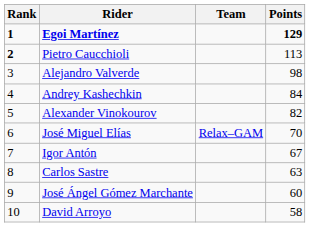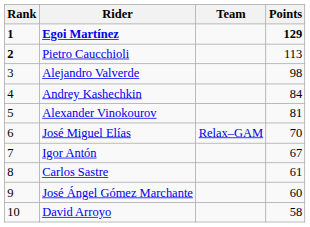(296, 113) 82 -> (296, 113) 81
(296, 172) 63 -> (296, 172) 61
